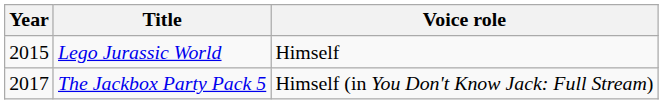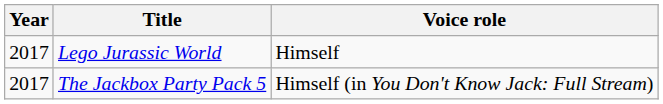(29, 51) 2015 -> (29, 51) 2017
